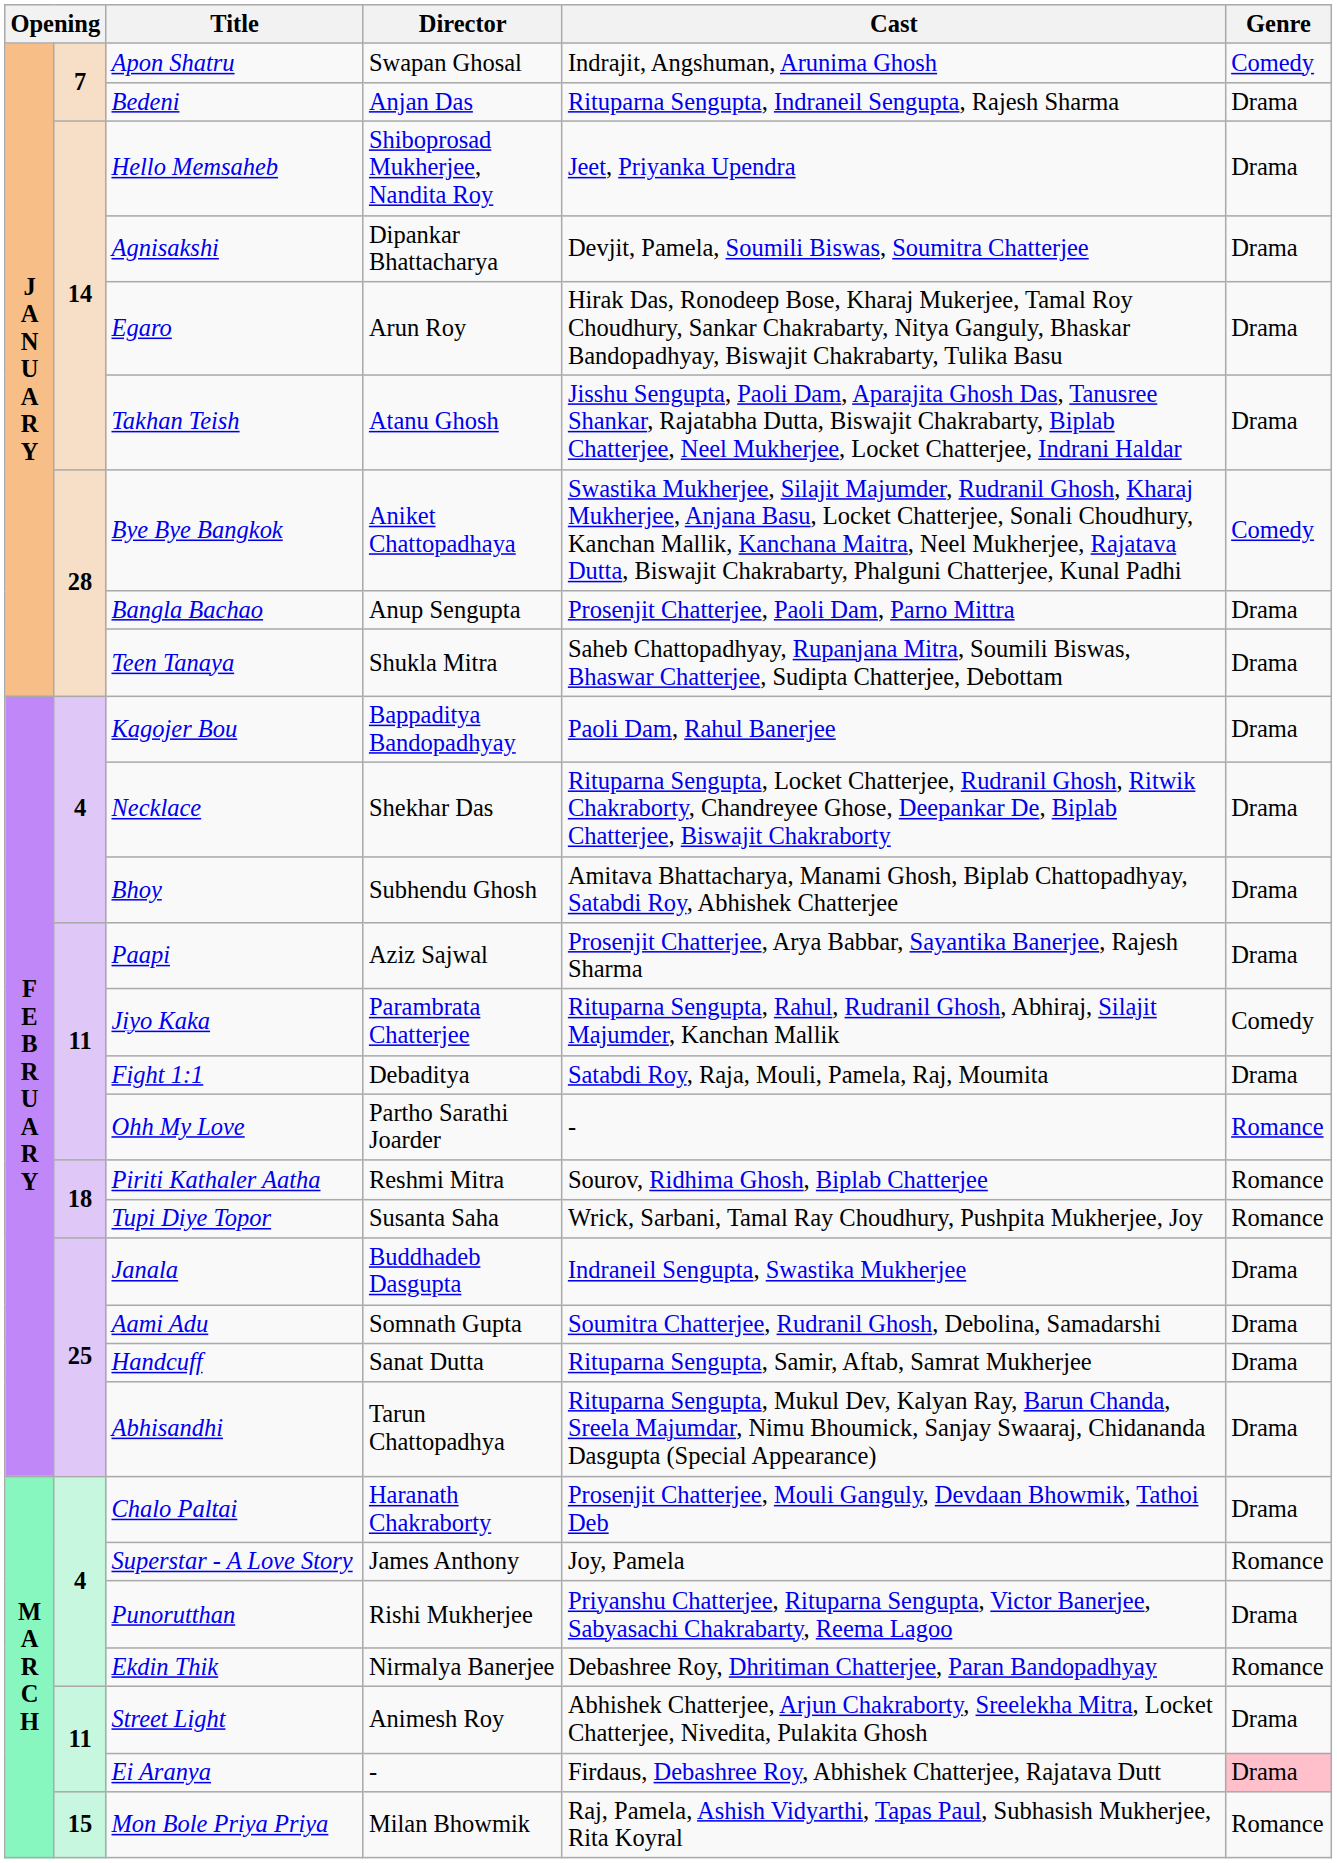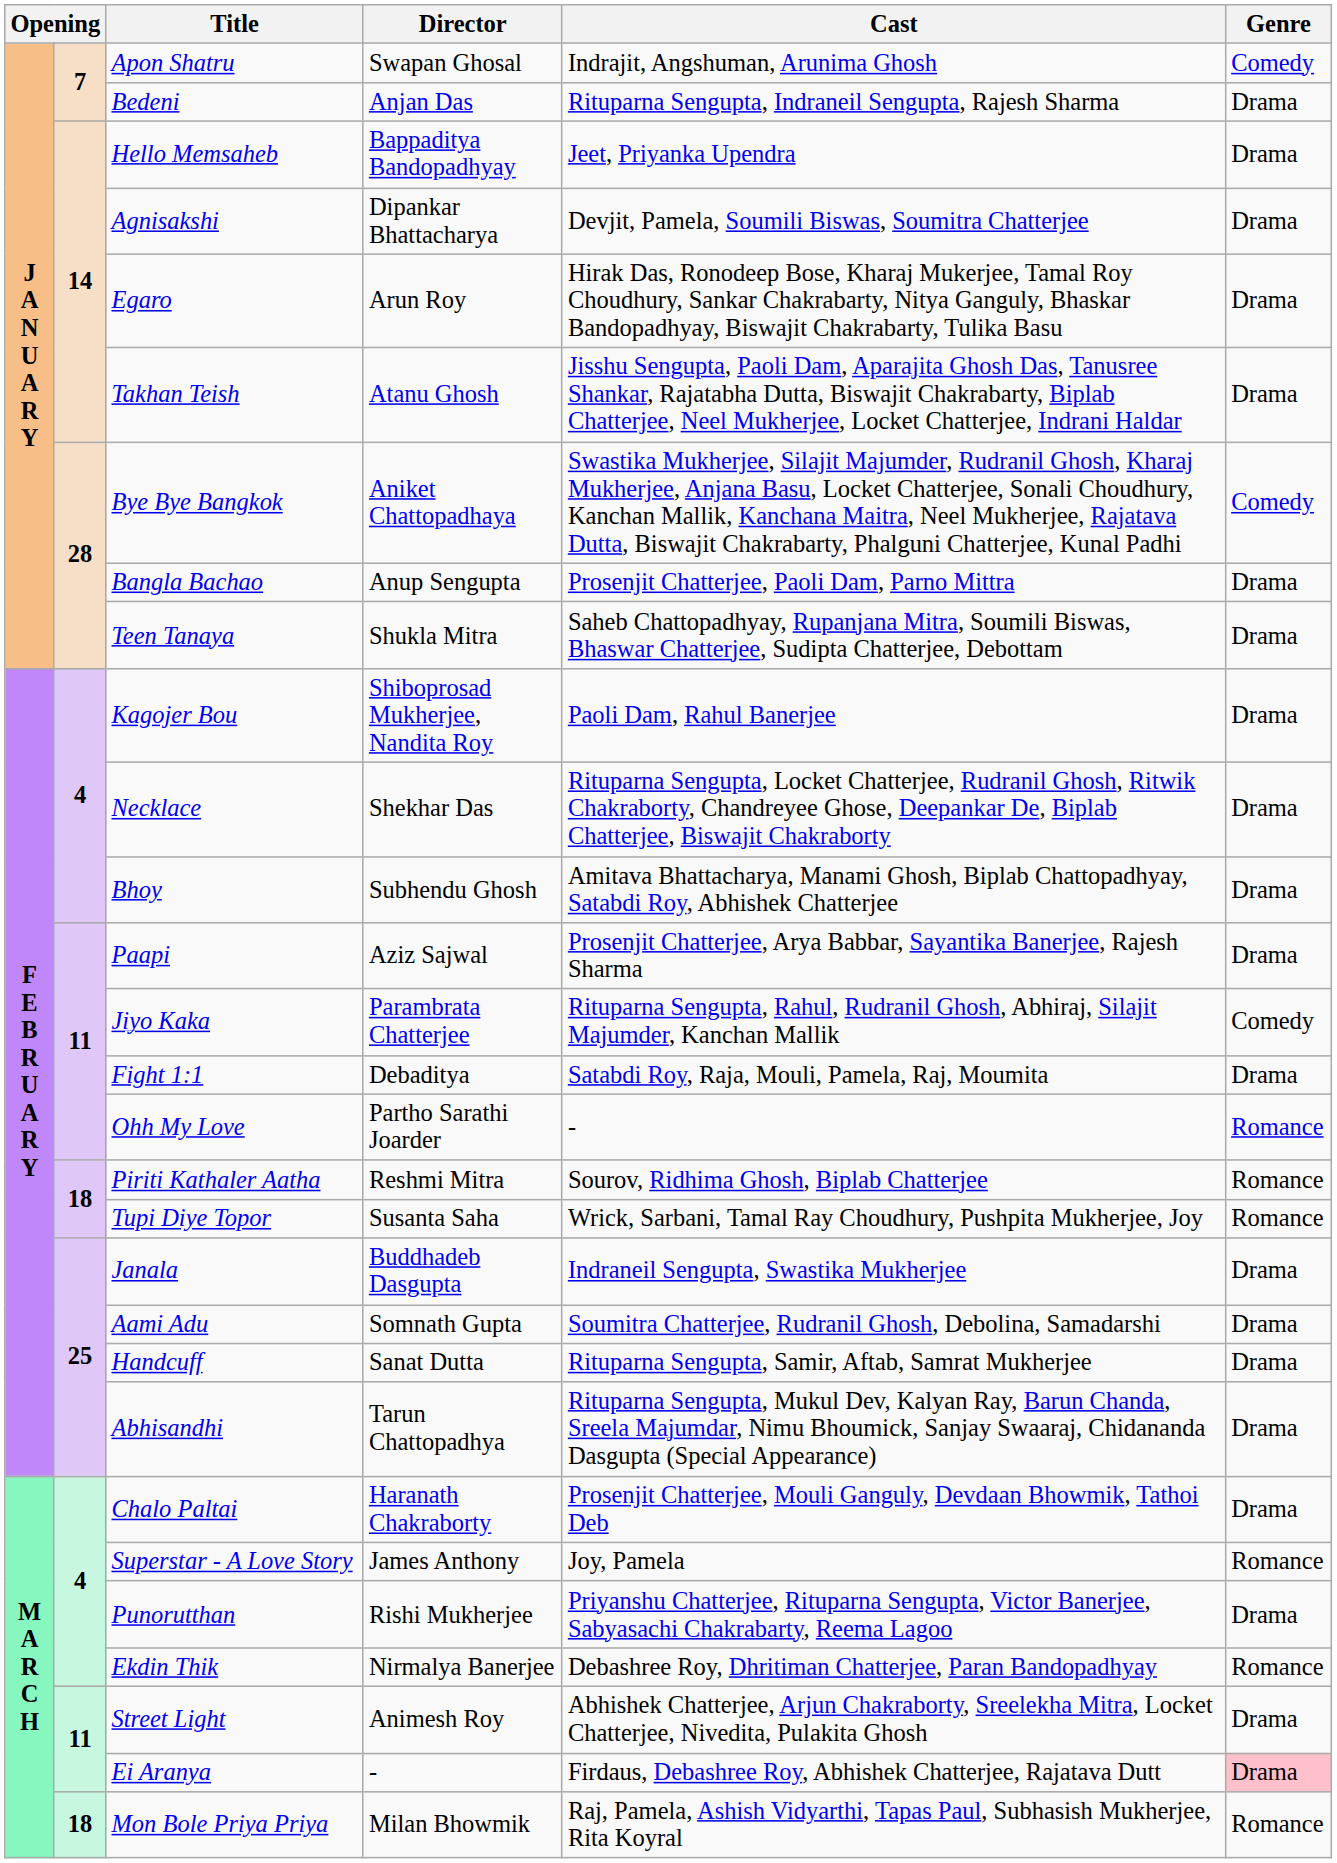(431, 167) Shiboprosad Mukherjee, Nandita Roy -> (442, 154) Bappaditya Bandopadhyay
(442, 728) Bappaditya Bandopadhyay -> (431, 715) Shiboprosad Mukherjee, Nandita Roy
(80, 1824) 15 -> (80, 1824) 18
